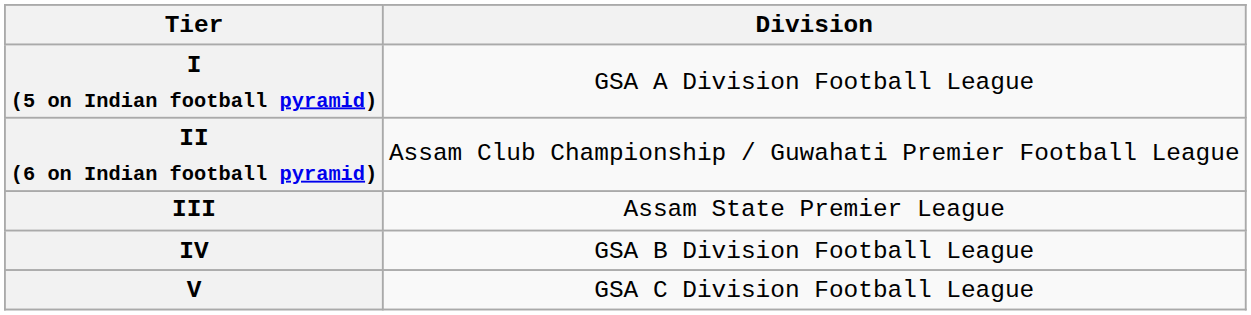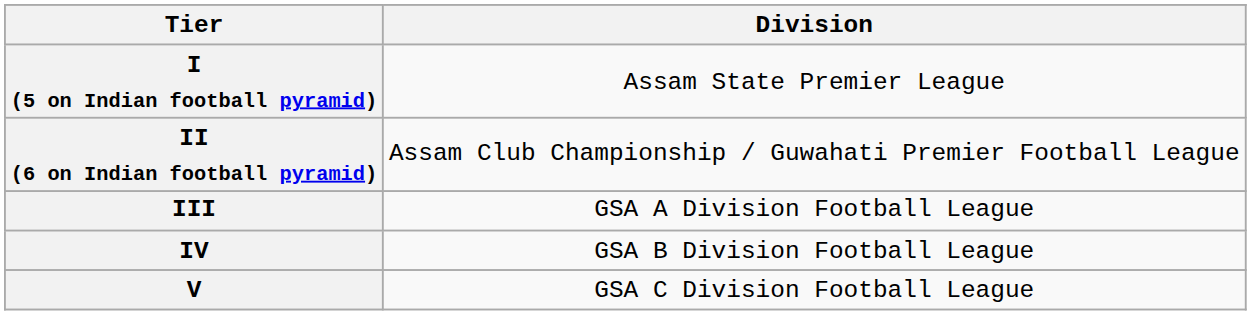(814, 81) GSA A Division Football League -> (814, 81) Assam State Premier League
(814, 211) Assam State Premier League -> (814, 211) GSA A Division Football League
